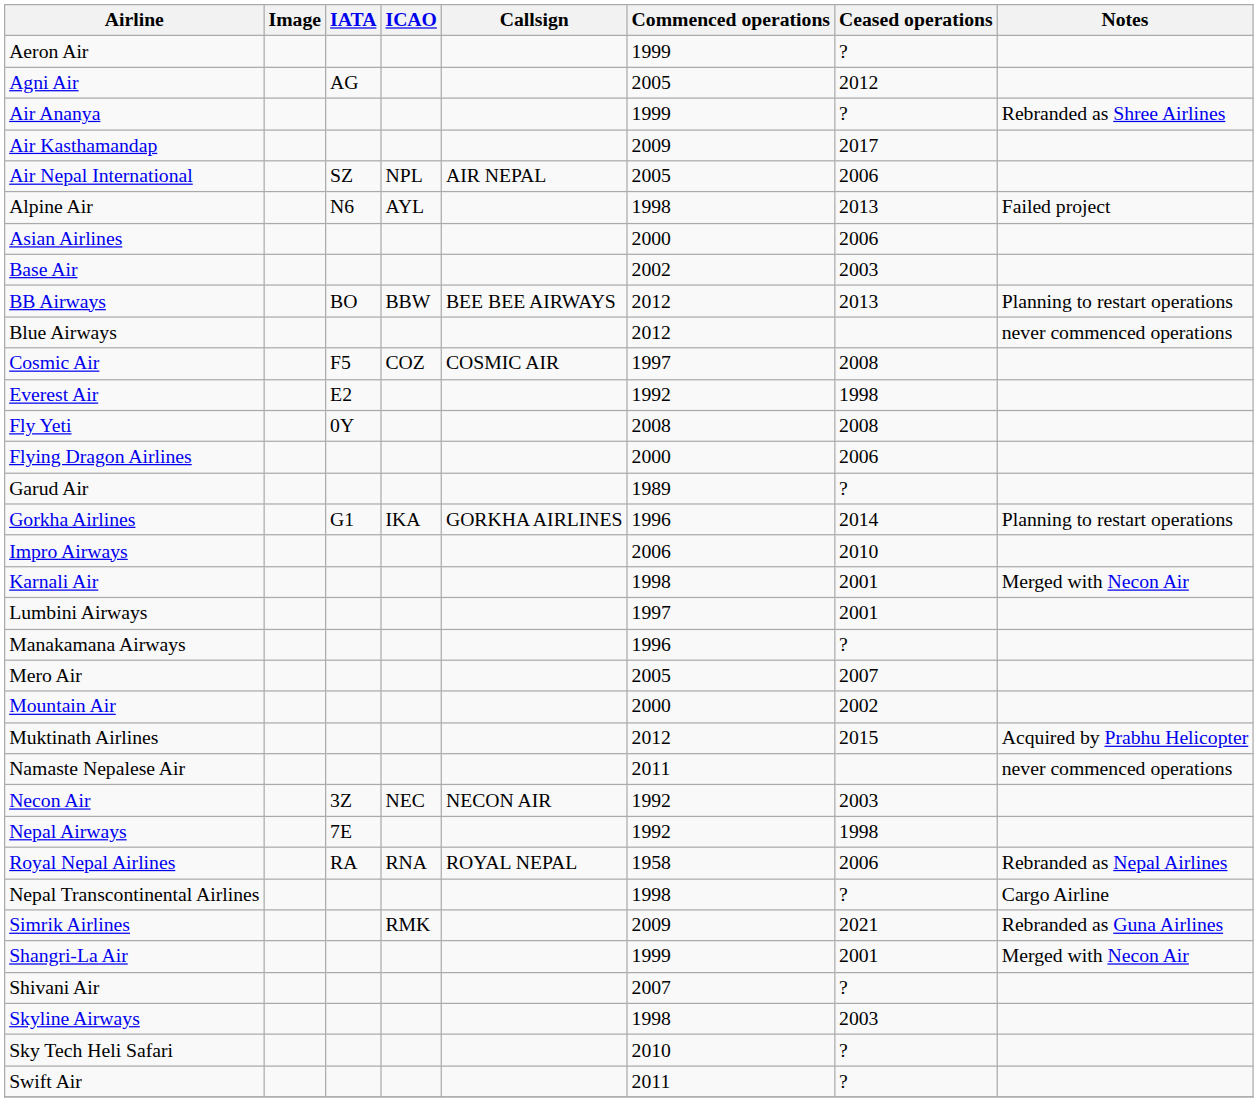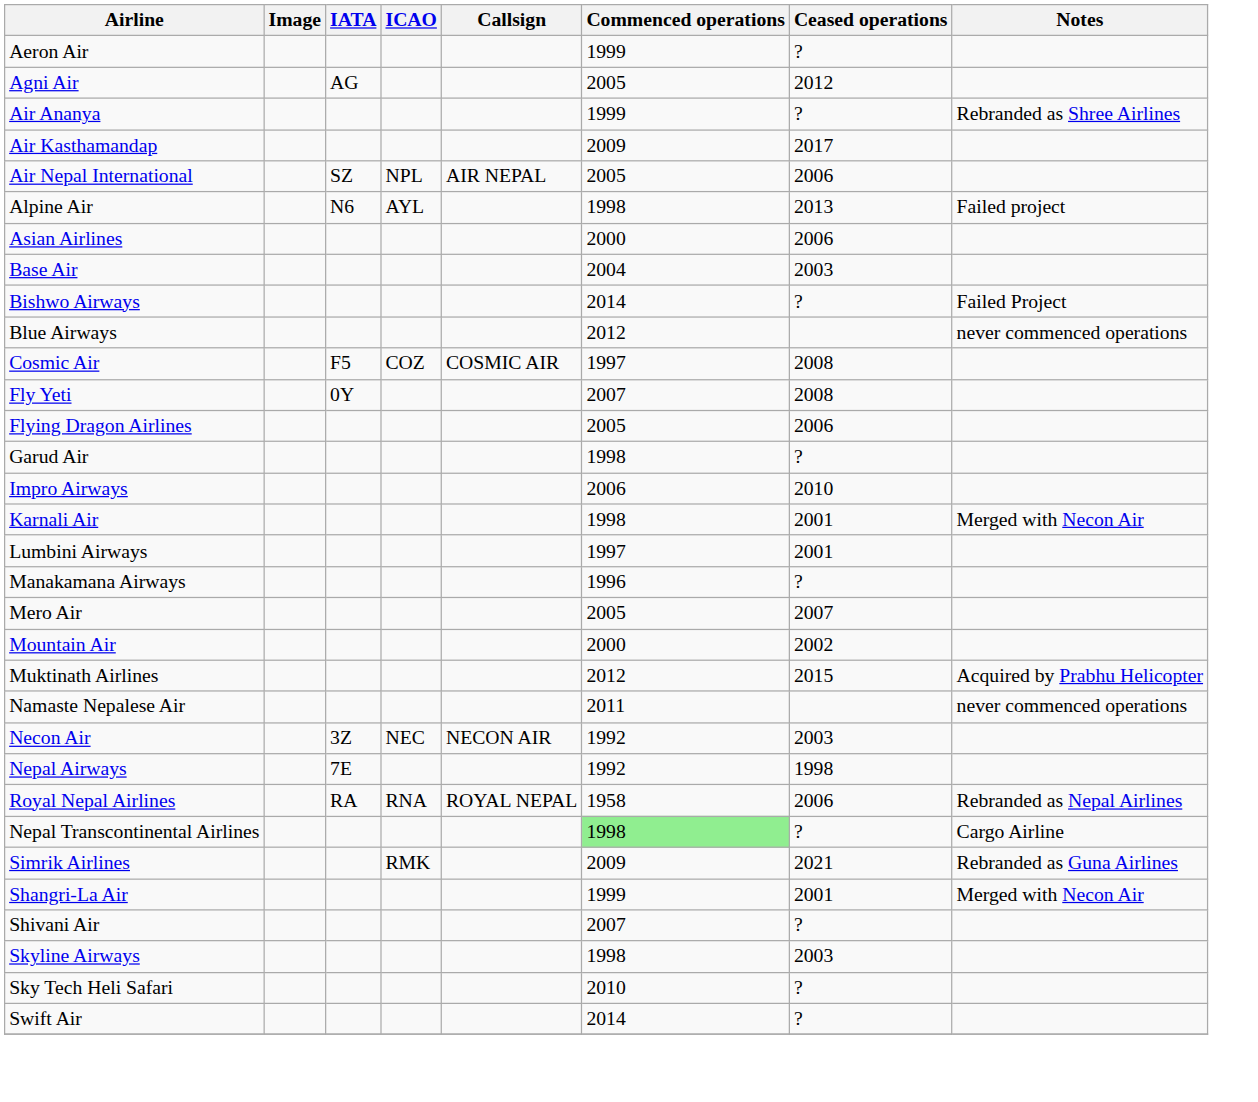(651, 269) 2002 -> (606, 269) 2004
- row: (58, 301)
+ row: (74, 301)
- row: (54, 394)
(651, 425) 2008 -> (606, 394) 2007
(651, 457) 2000 -> (606, 425) 2005
(651, 488) 1989 -> (606, 457) 1998
- row: (72, 519)
(651, 894) no background -> (606, 831) lightgreen background
(651, 1081) 2011 -> (606, 1018) 2014
